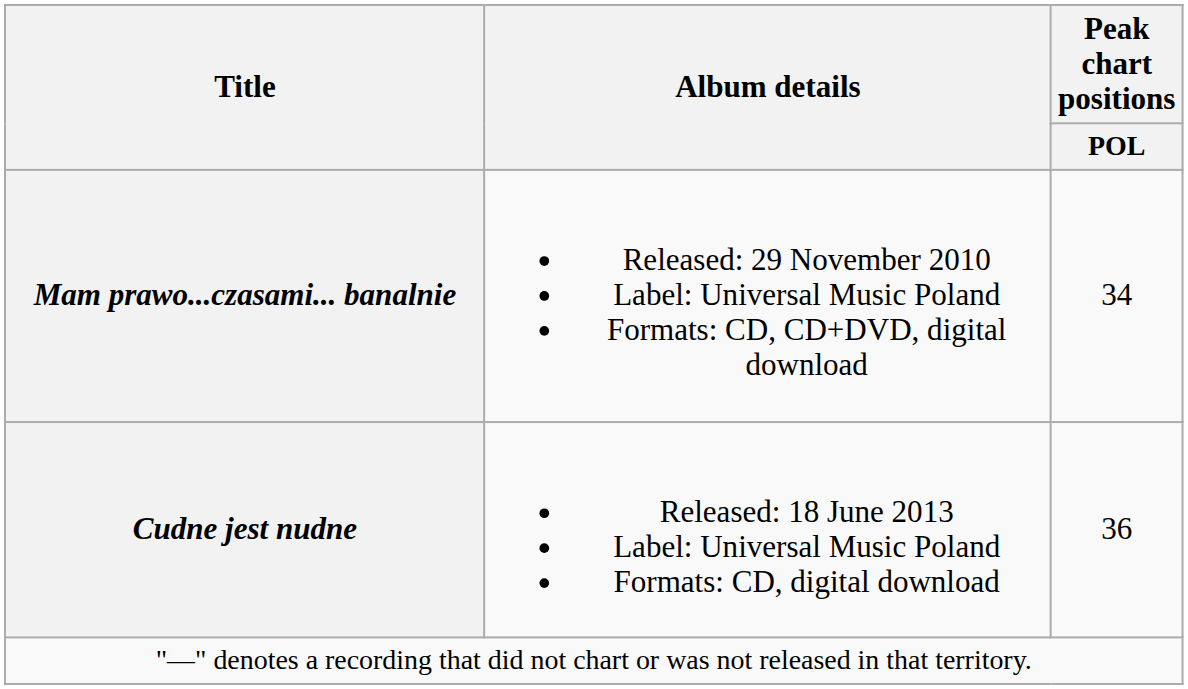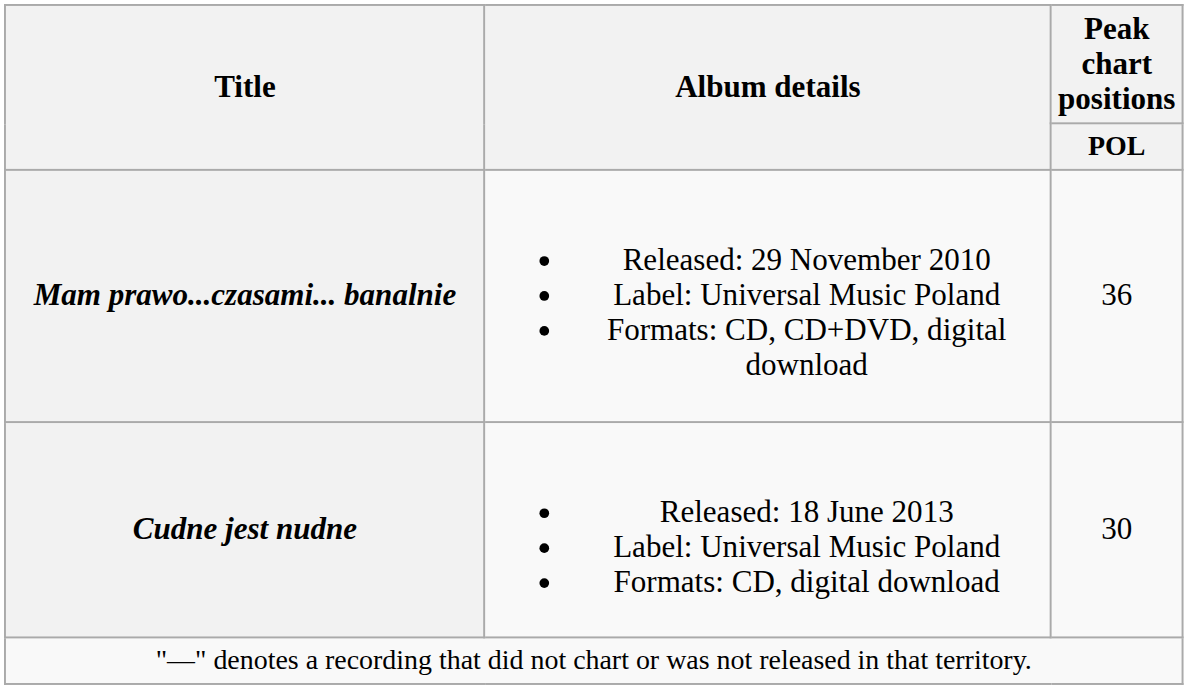(1117, 295) 34 -> (1117, 295) 36
(1117, 528) 36 -> (1117, 528) 30
